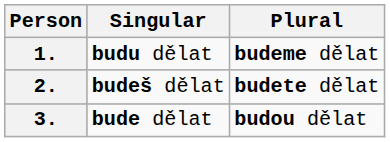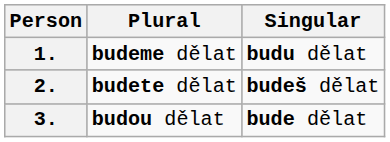columns swapped: (158, 21) <-> (307, 21)
